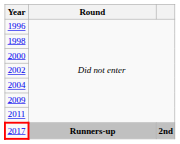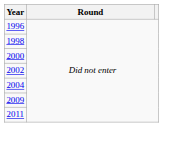- row: (17, 131)
